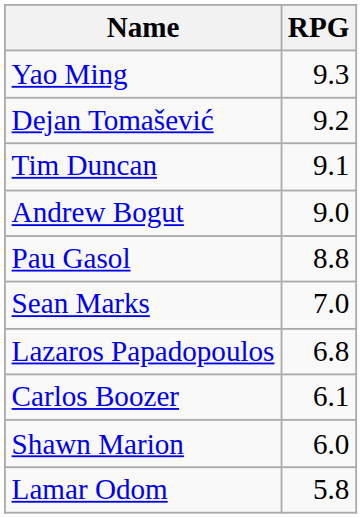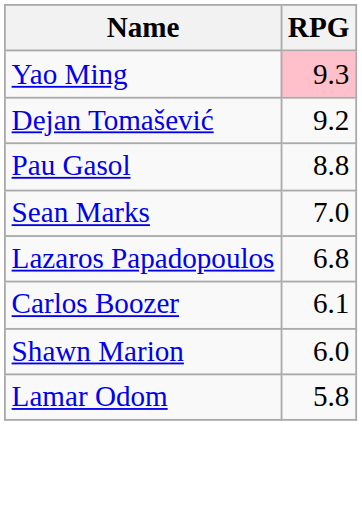(331, 73) no background -> (331, 73) pink background
- row: (84, 166)
- row: (98, 212)
